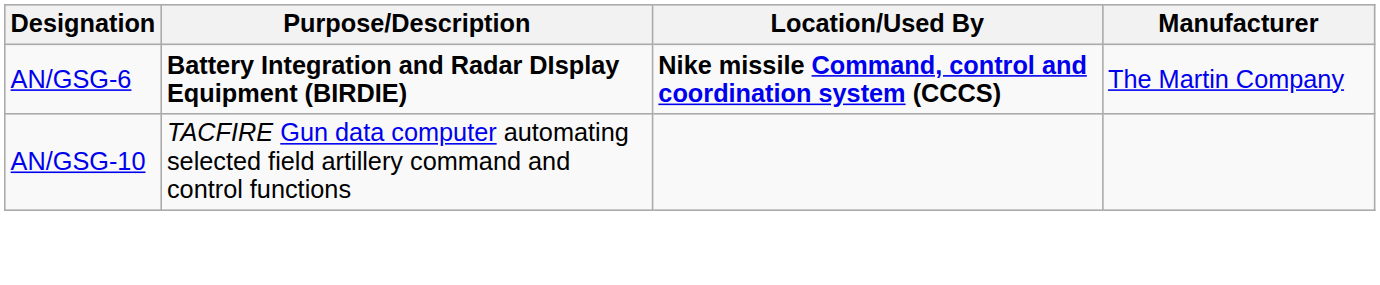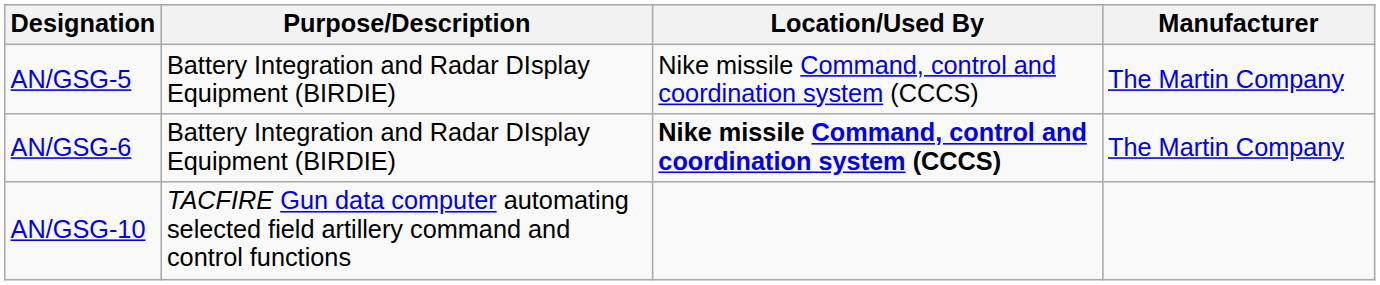+ row: (71, 78)
(393, 78) bold -> (378, 147) normal
